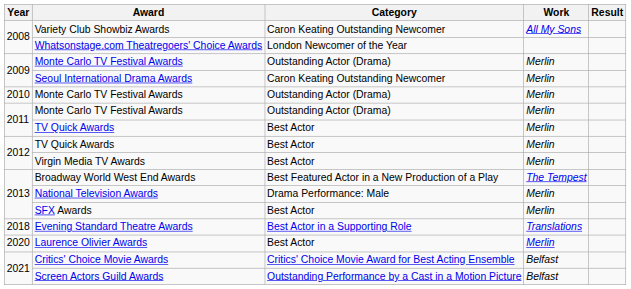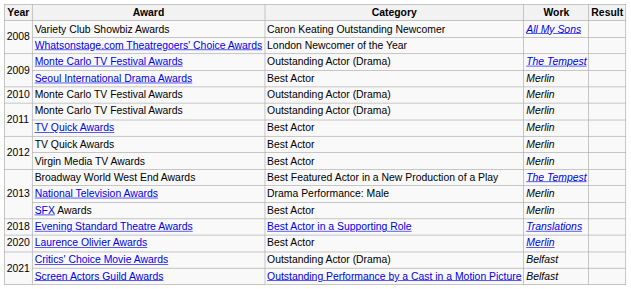(540, 62) Merlin -> (556, 62) The Tempest
(356, 78) Caron Keating Outstanding Newcomer -> (291, 78) Best Actor
(391, 260) Critics' Choice Movie Award for Best Acting Ensemble -> (329, 260) Outstanding Actor (Drama)
